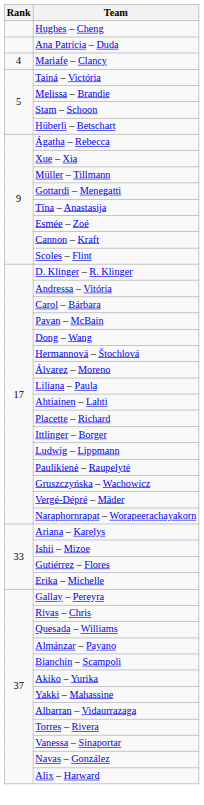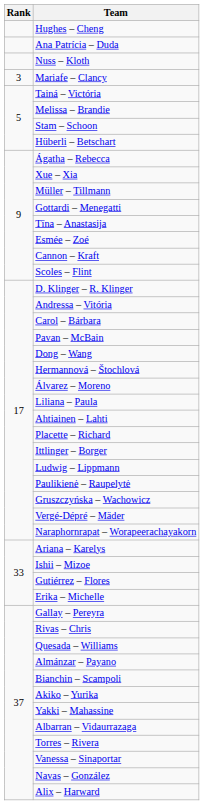+ row: (62, 61)
(19, 61) 4 -> (19, 77) 3
